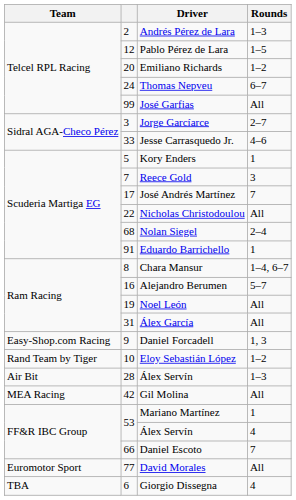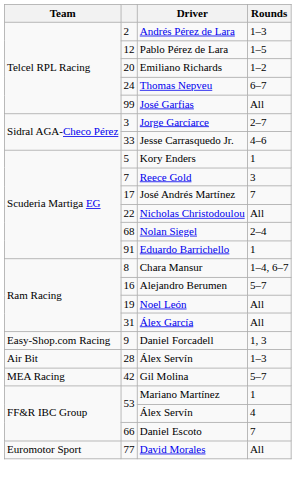- row: (129, 358)
(257, 394) All -> (258, 376) 5–7
- row: (126, 485)
